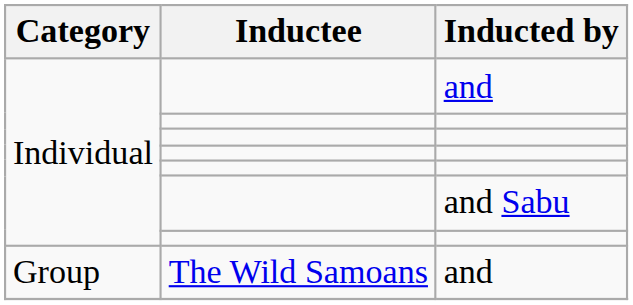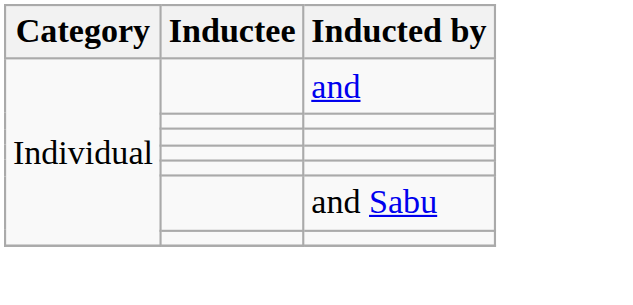- row: (56, 272)
